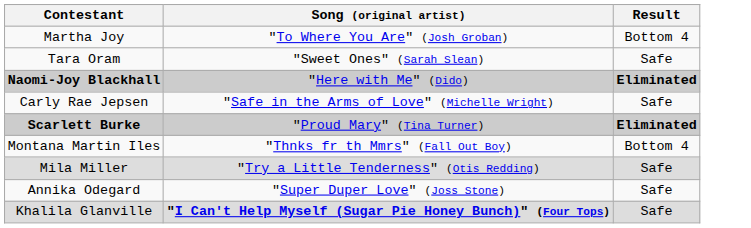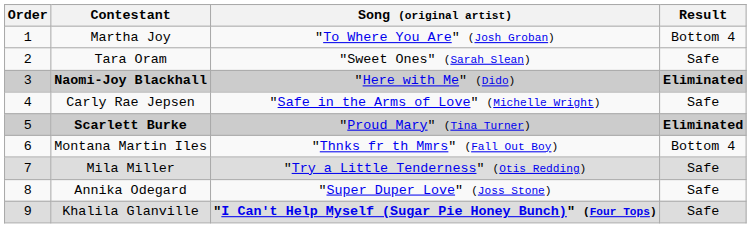+ column: (28, 15)
